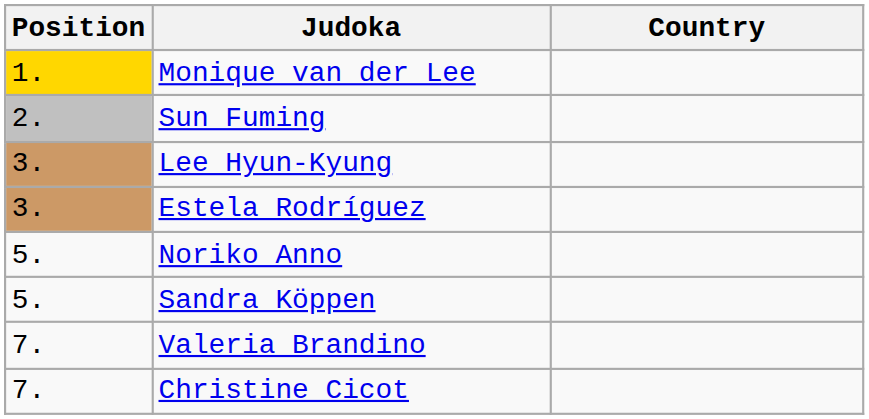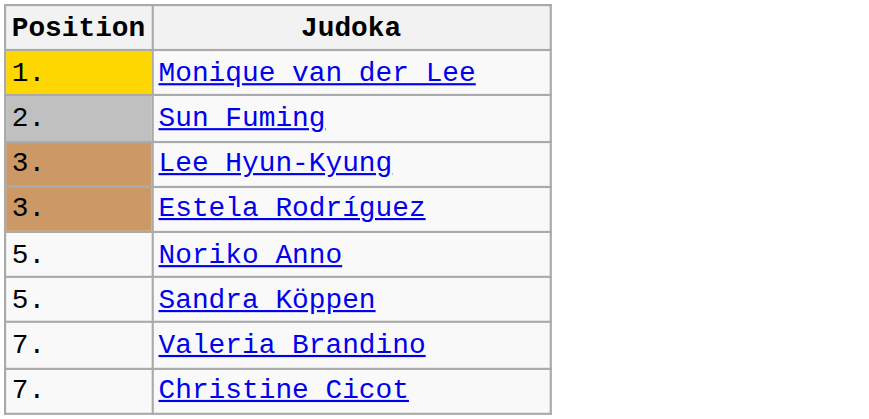- column: (707, 28)
